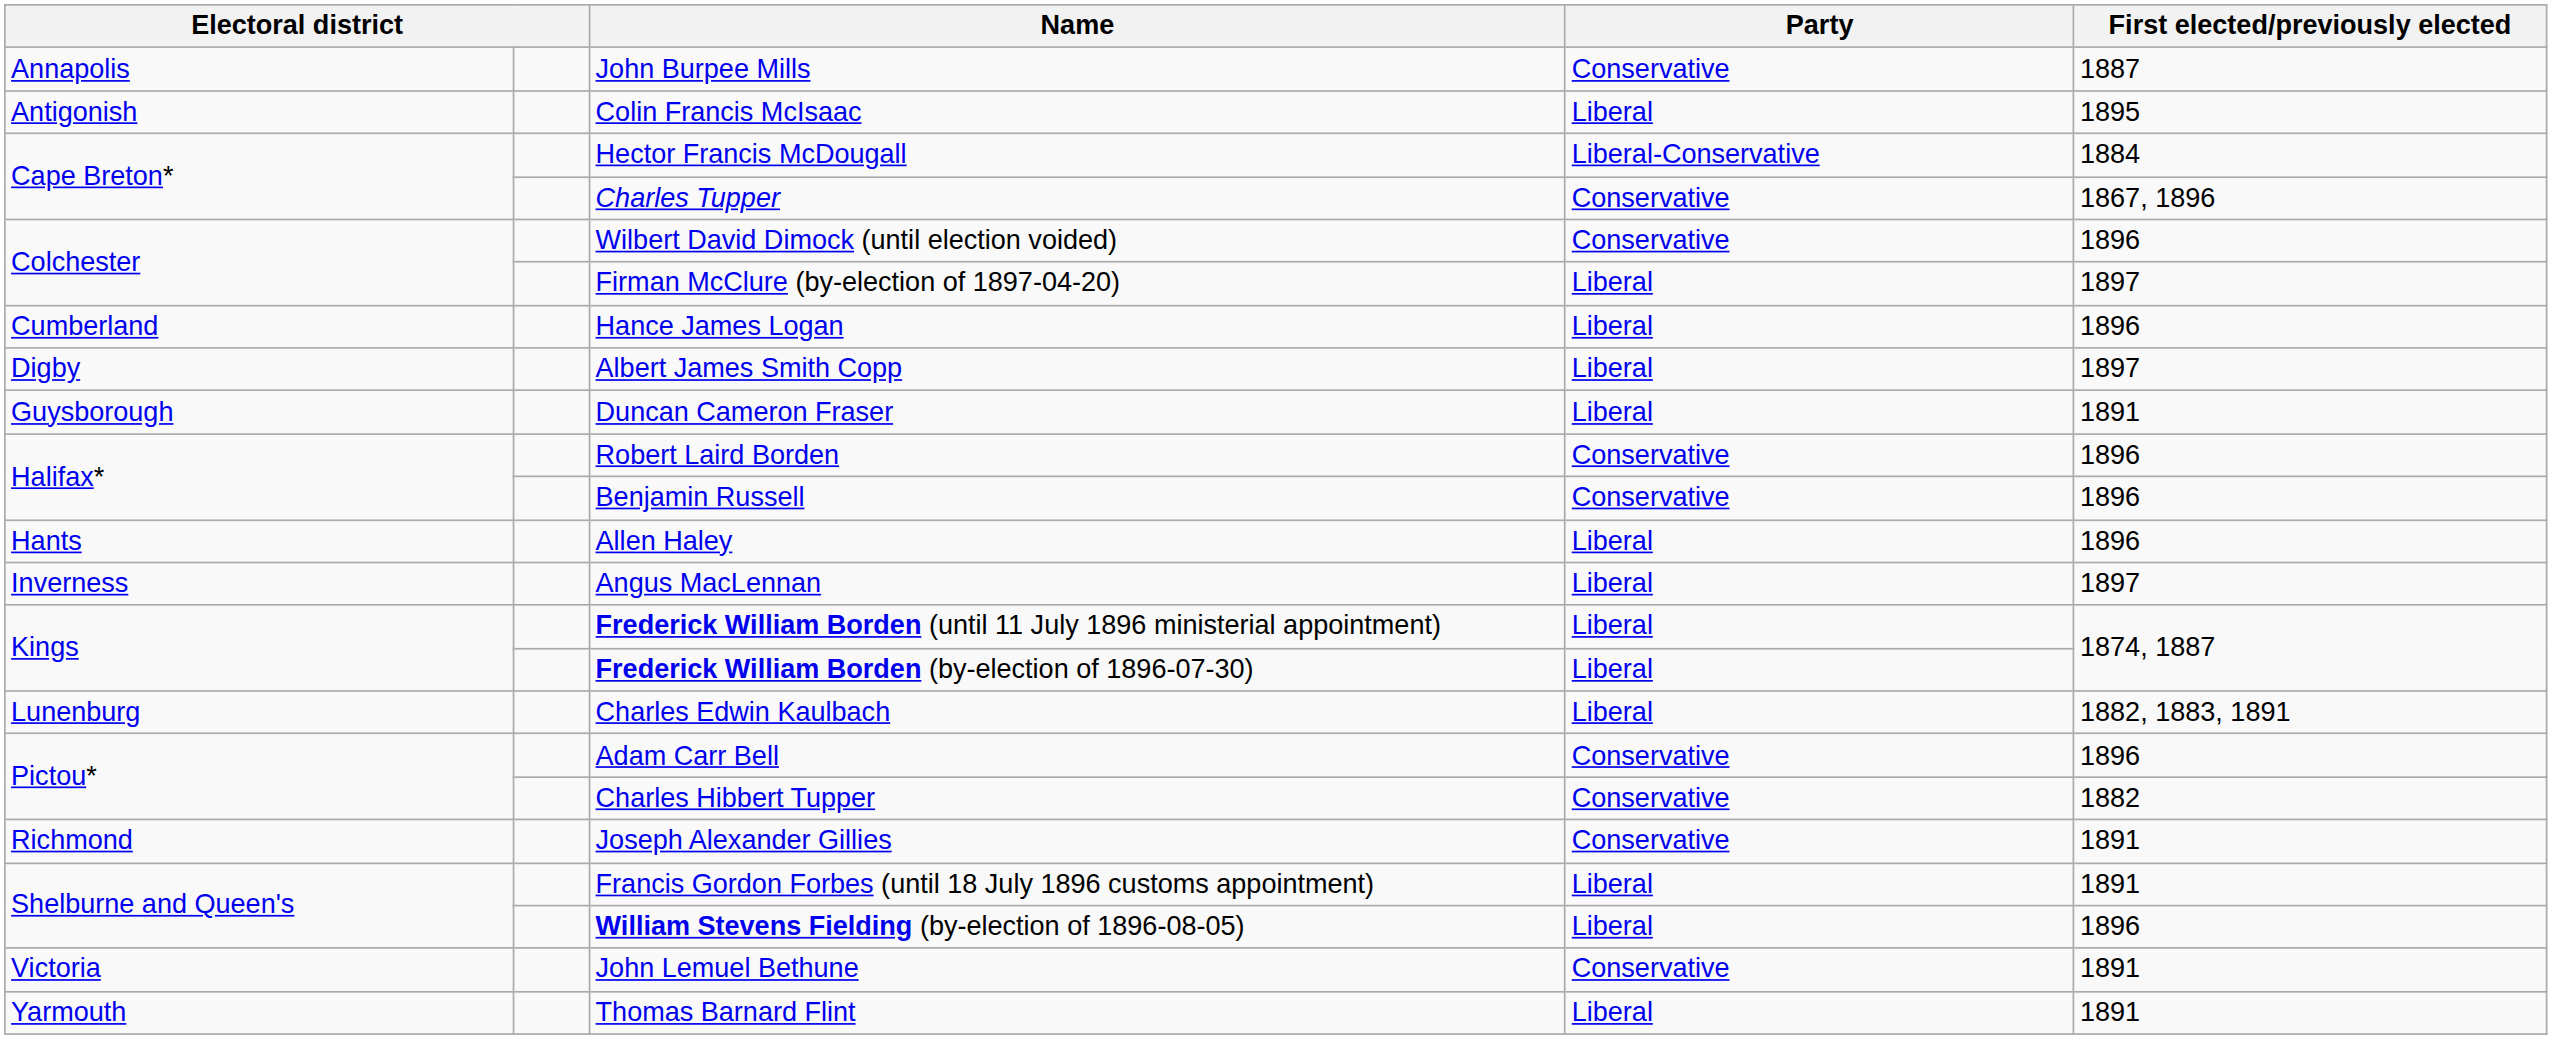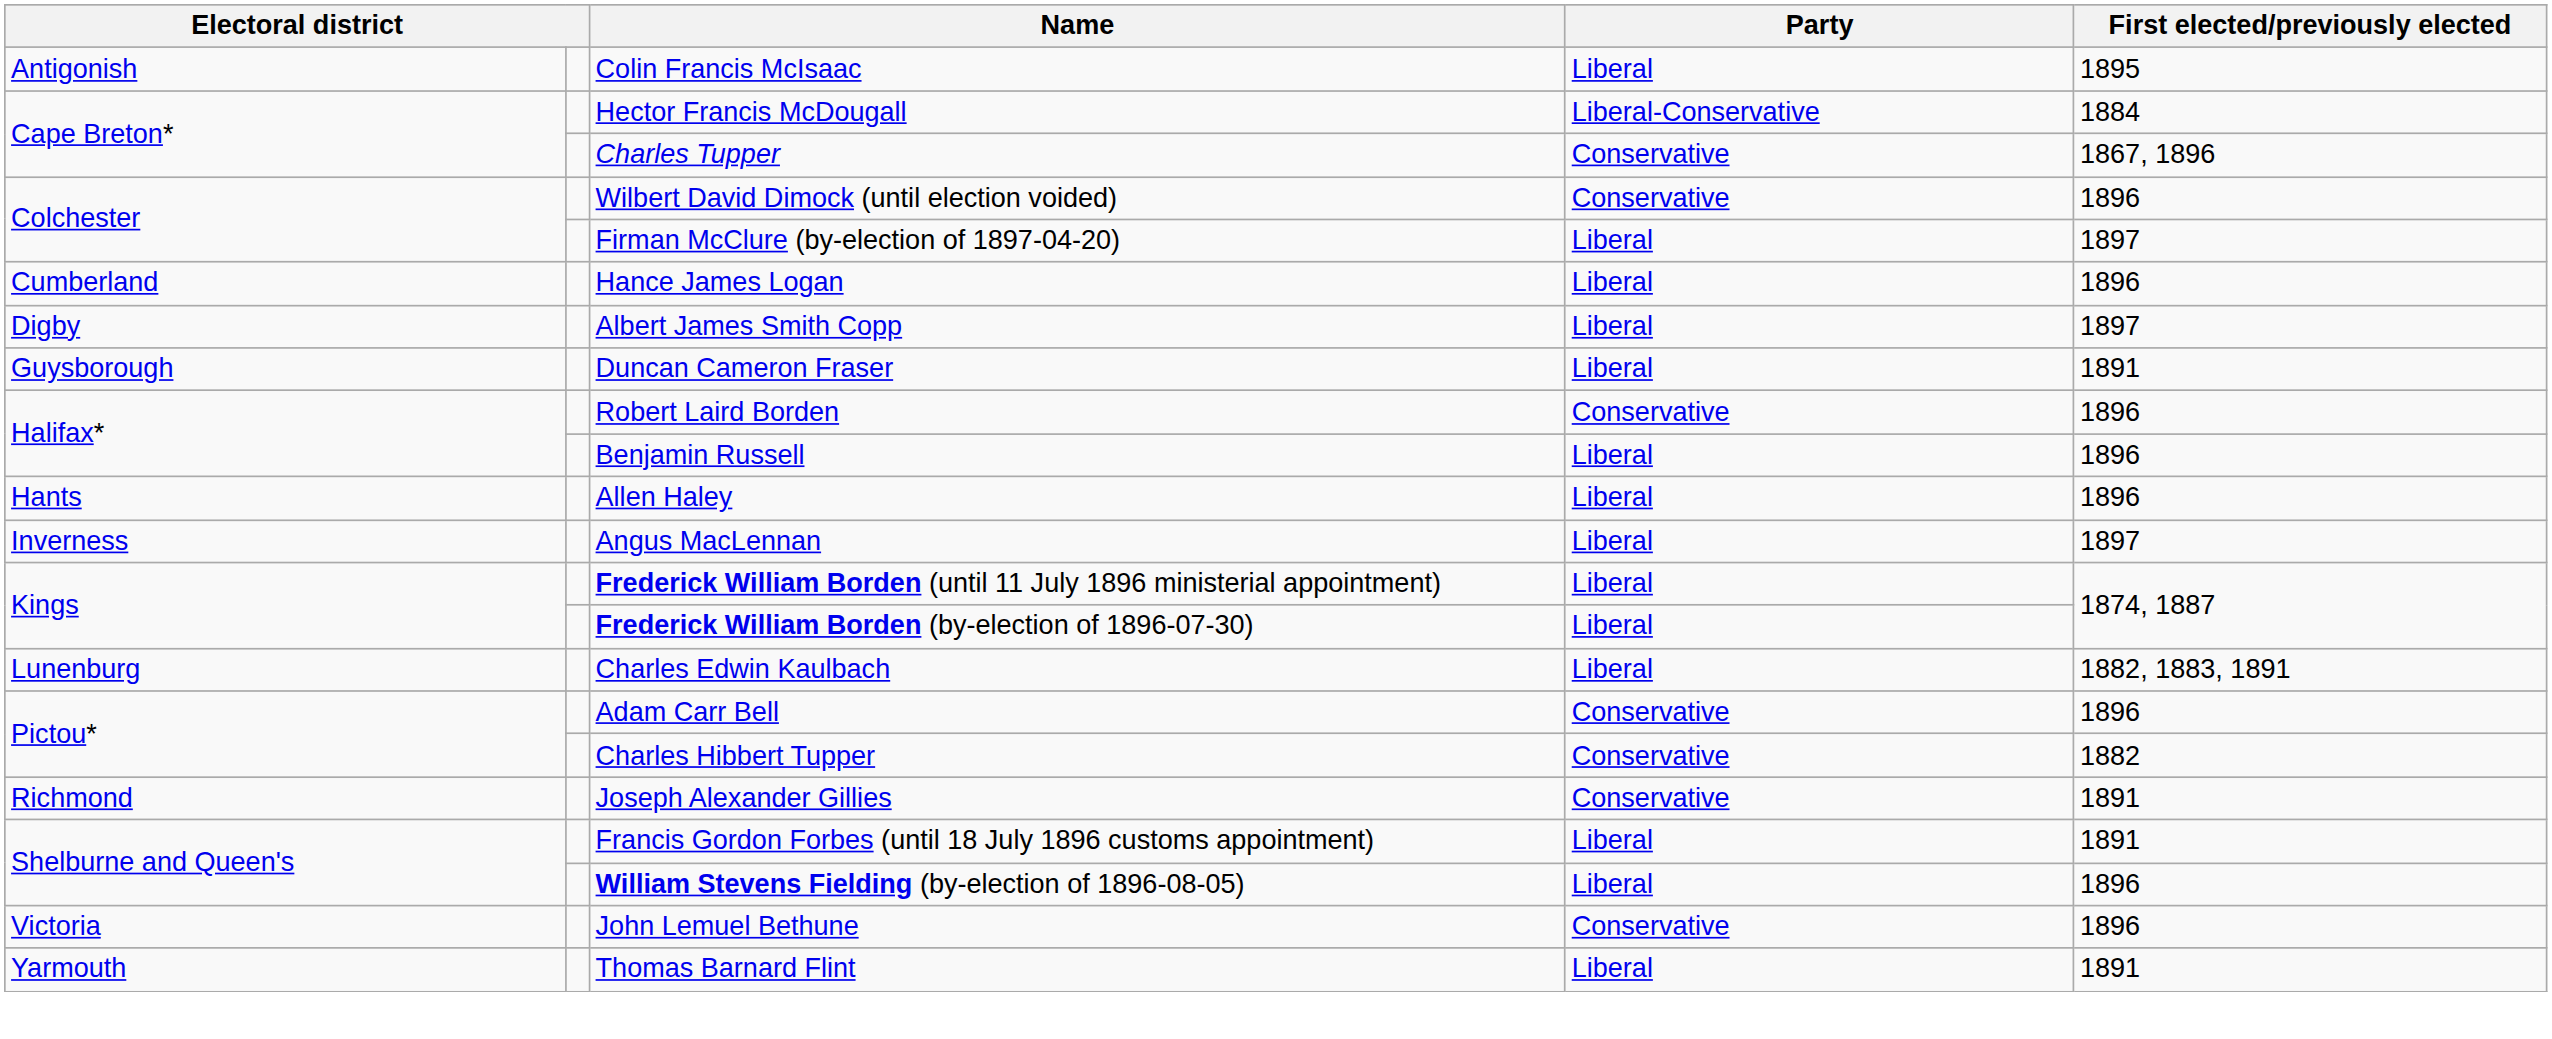- row: (703, 68)
(1651, 497) Conservative -> (1612, 454) Liberal
(2110, 969) 1891 -> (2110, 926) 1896
